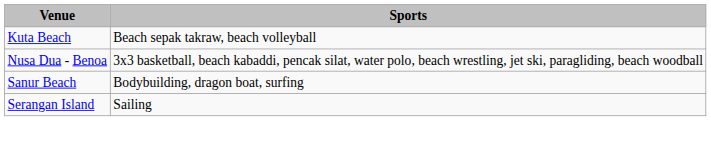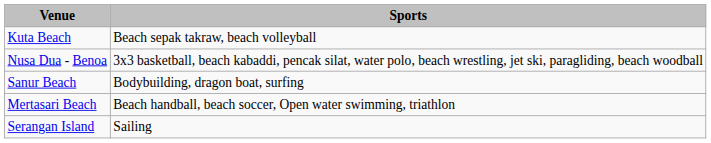+ row: (52, 105)
